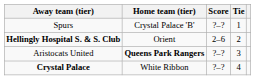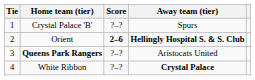columns swapped: (239, 11) <-> (63, 11)
(219, 39) normal -> (116, 39) bold
